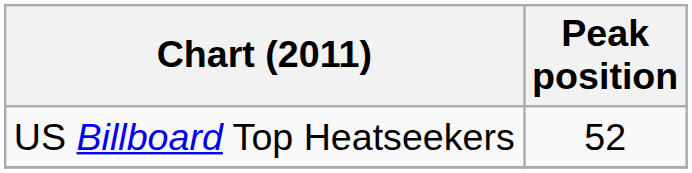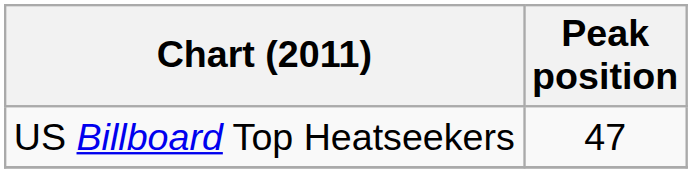(605, 136) 52 -> (605, 136) 47
